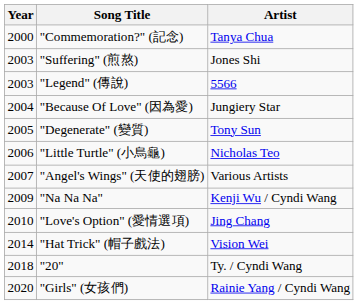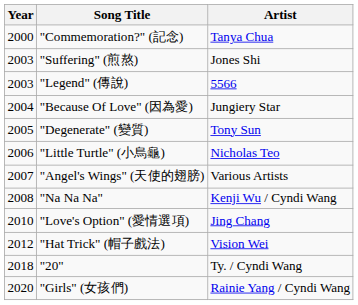(21, 198) 2009 -> (21, 198) 2008
(21, 243) 2014 -> (21, 243) 2012
